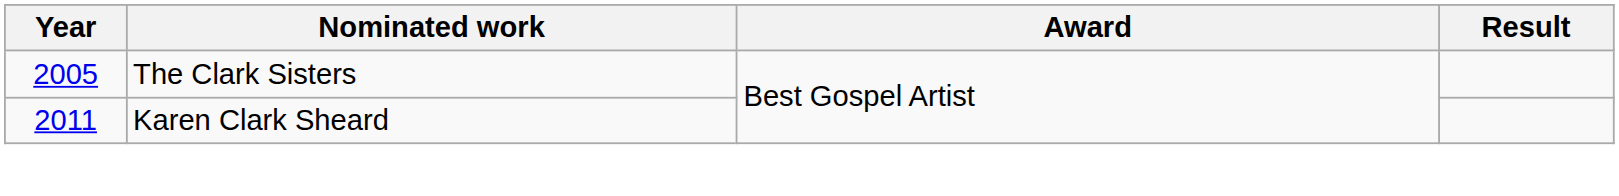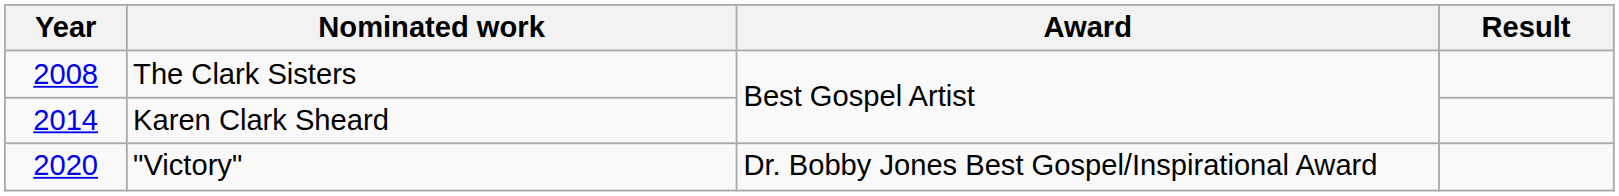(66, 73) 2005 -> (66, 73) 2008
(66, 119) 2011 -> (66, 119) 2014
+ row: (188, 166)
